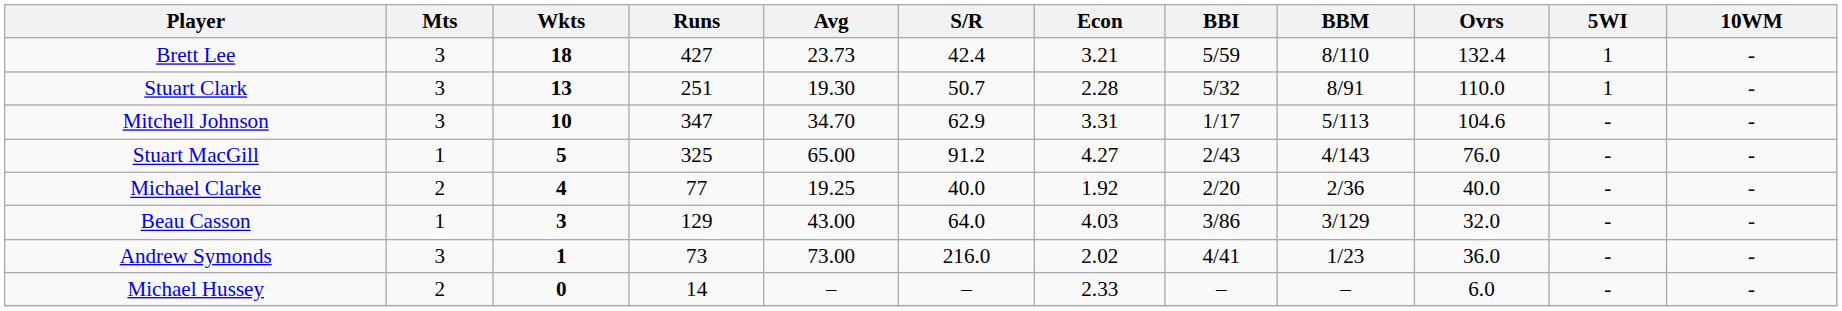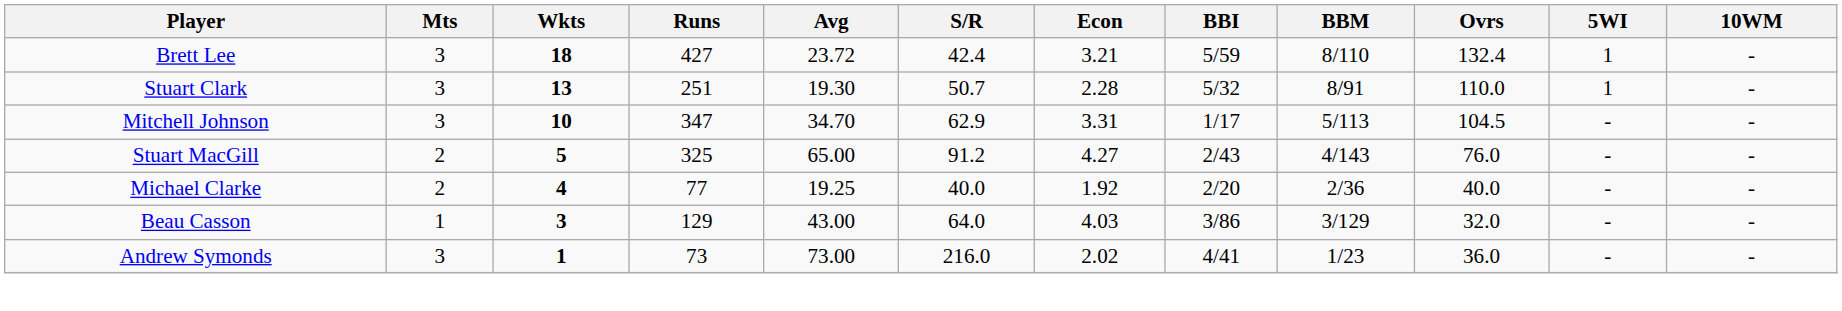(831, 54) 23.73 -> (831, 54) 23.72
(1482, 121) 104.6 -> (1482, 121) 104.5
(440, 155) 1 -> (440, 155) 2
- row: (196, 289)
